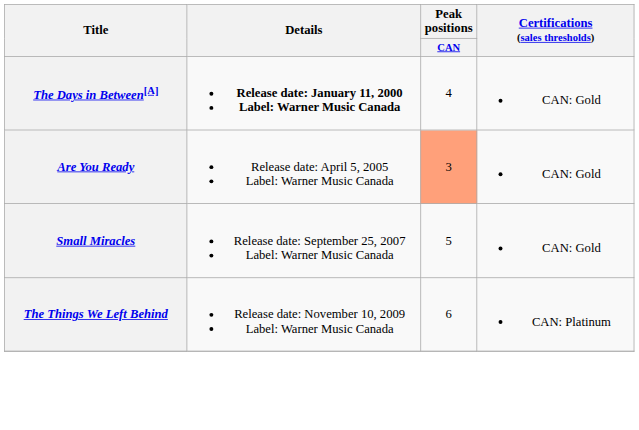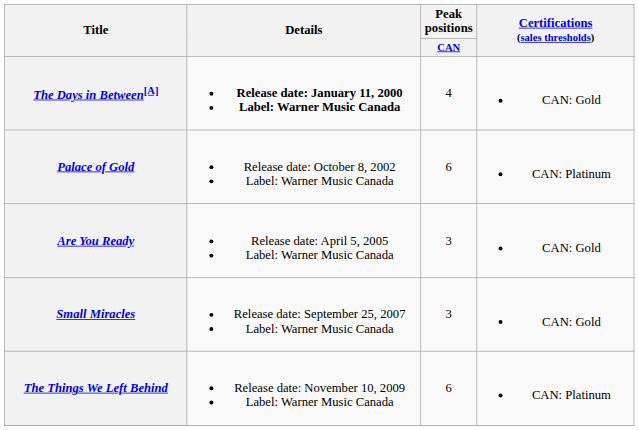+ row: (96, 167)
(449, 167) lightsalmon background -> (449, 240) no background
(449, 240) 5 -> (449, 314) 3
